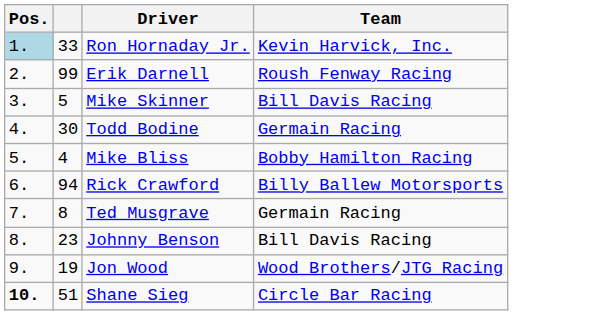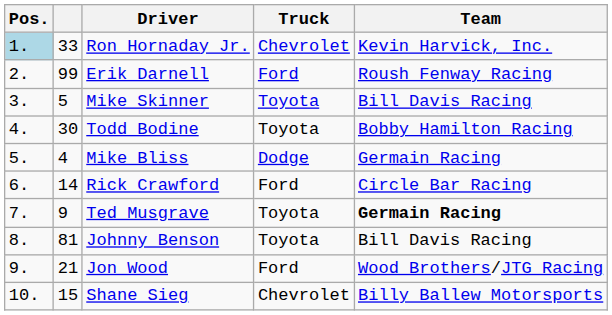+ column: (304, 19)
(329, 130) Germain Racing -> (465, 130) Bobby Hamilton Racing
(365, 157) Bobby Hamilton Racing -> (430, 157) Germain Racing
(68, 185) 94 -> (68, 185) 14
(381, 185) Billy Ballew Motorsports -> (445, 185) Circle Bar Racing
(63, 213) 8 -> (63, 213) 9
(329, 213) normal -> (430, 213) bold
(68, 241) 23 -> (68, 241) 81
(68, 268) 19 -> (68, 268) 21
(24, 296) bold -> (24, 296) normal
(68, 296) 51 -> (68, 296) 15
(345, 296) Circle Bar Racing -> (481, 296) Billy Ballew Motorsports
